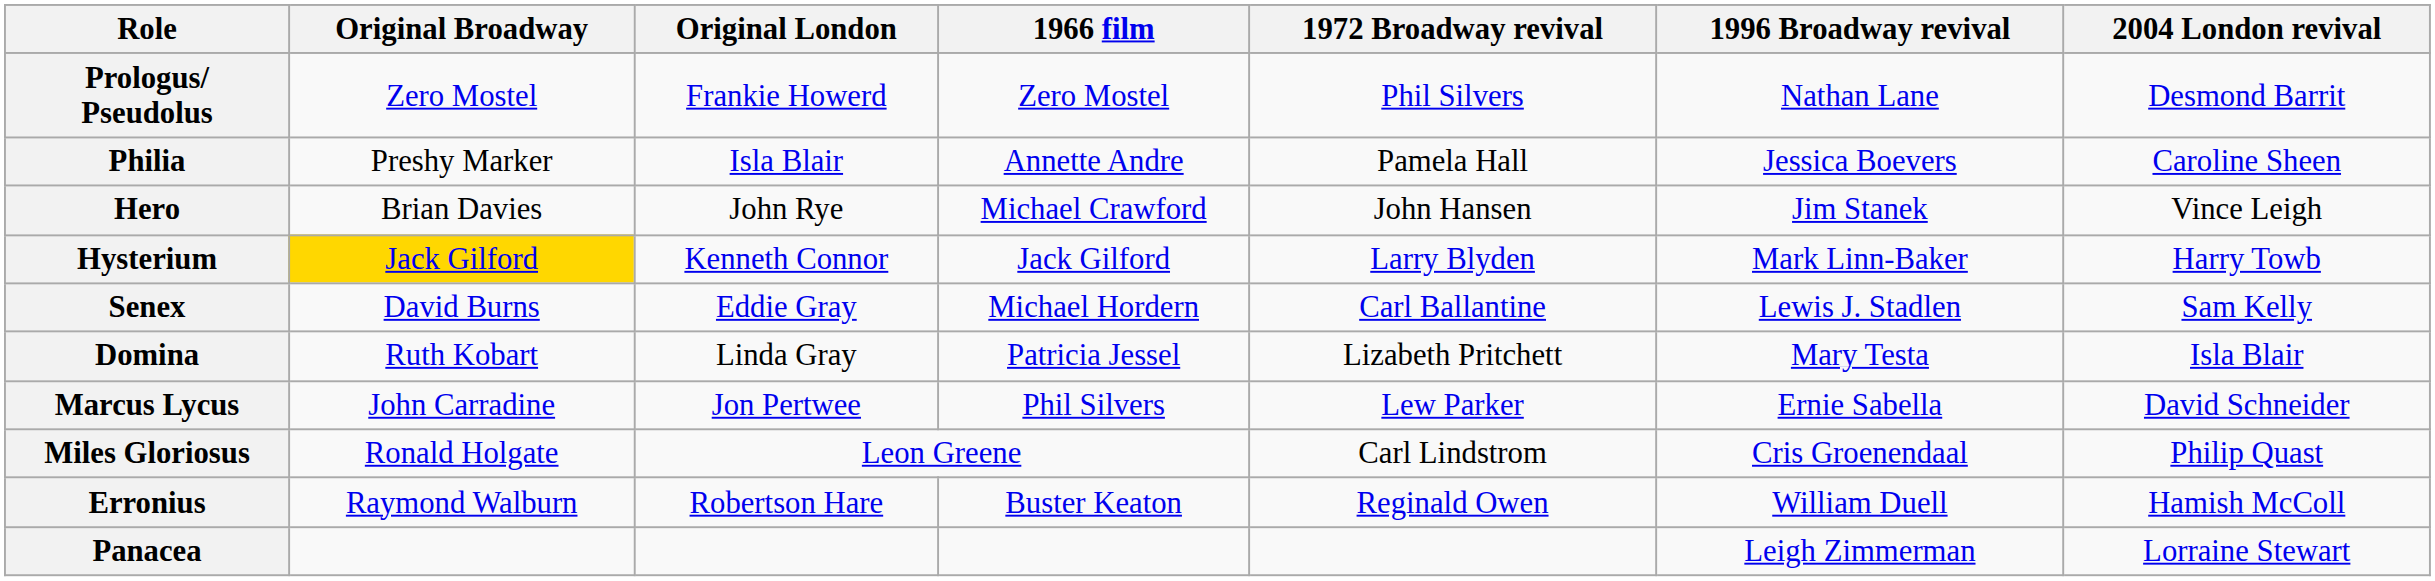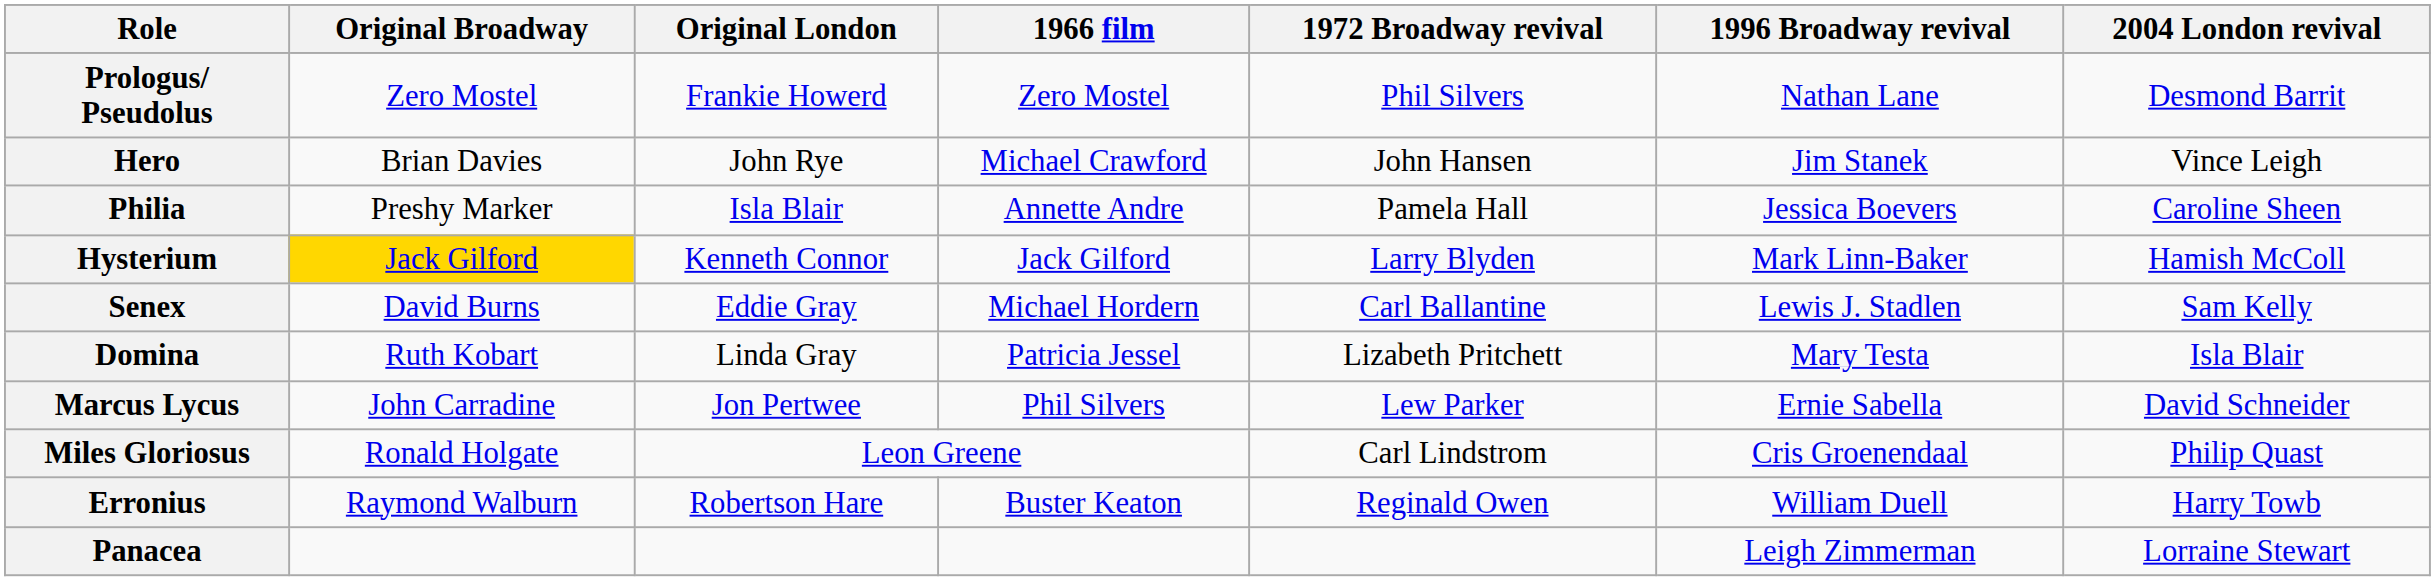rows swapped: (147, 209) <-> (147, 160)
(2247, 258) Harry Towb -> (2247, 258) Hamish McColl
(2247, 501) Hamish McColl -> (2247, 501) Harry Towb
